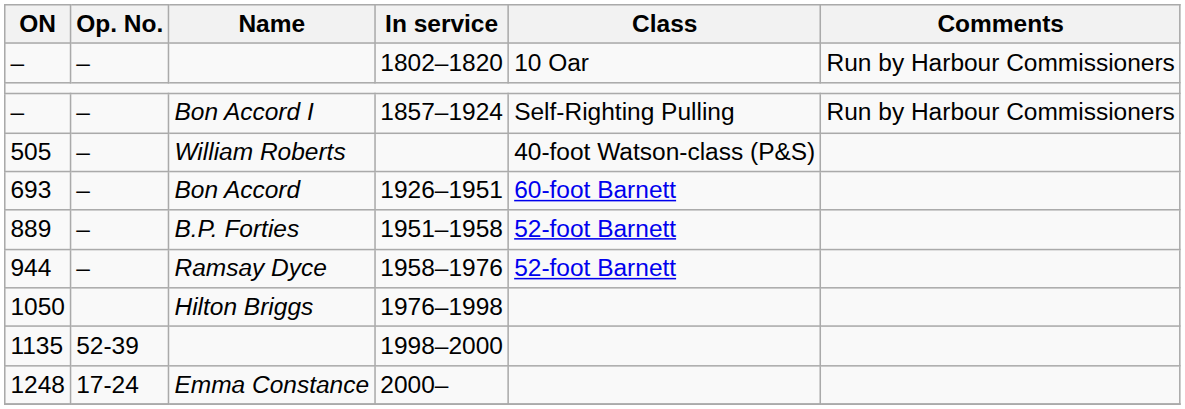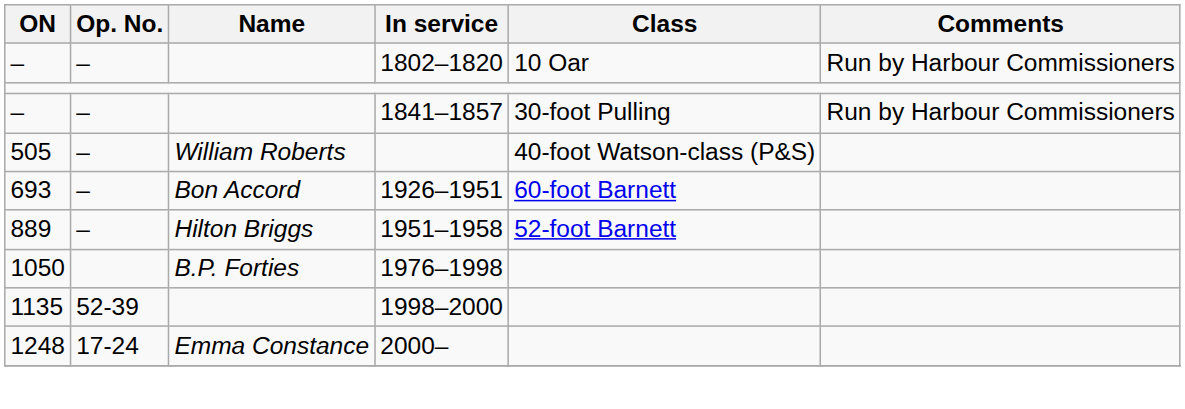+ row: (17, 112)
- row: (17, 112)
(237, 229) B.P. Forties -> (244, 229) Hilton Briggs
- row: (31, 268)
(244, 306) Hilton Briggs -> (237, 268) B.P. Forties
